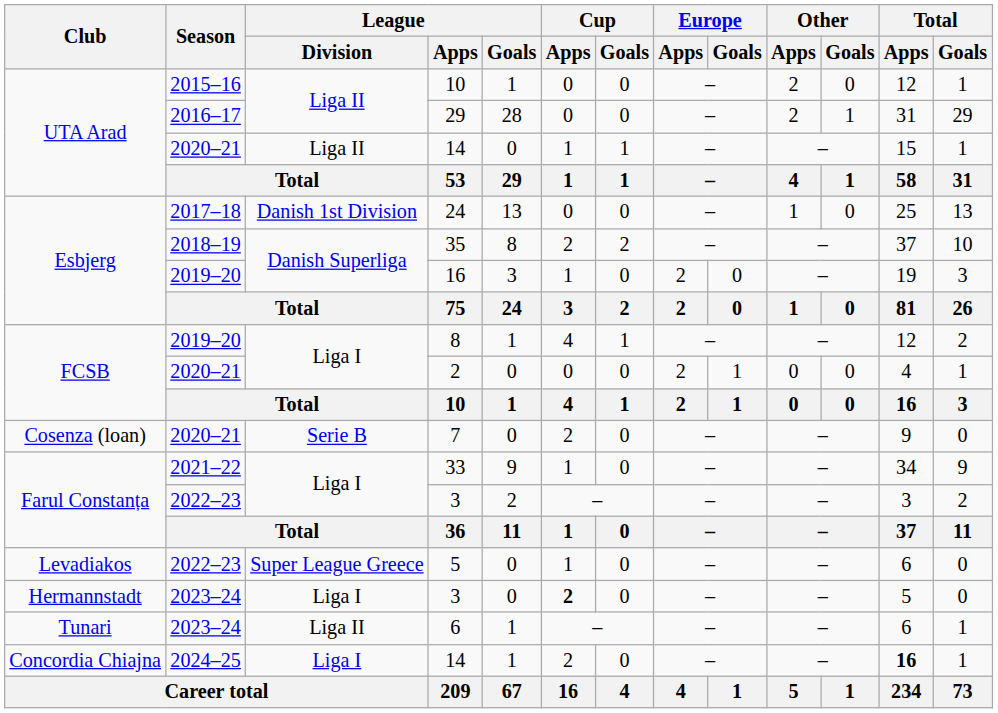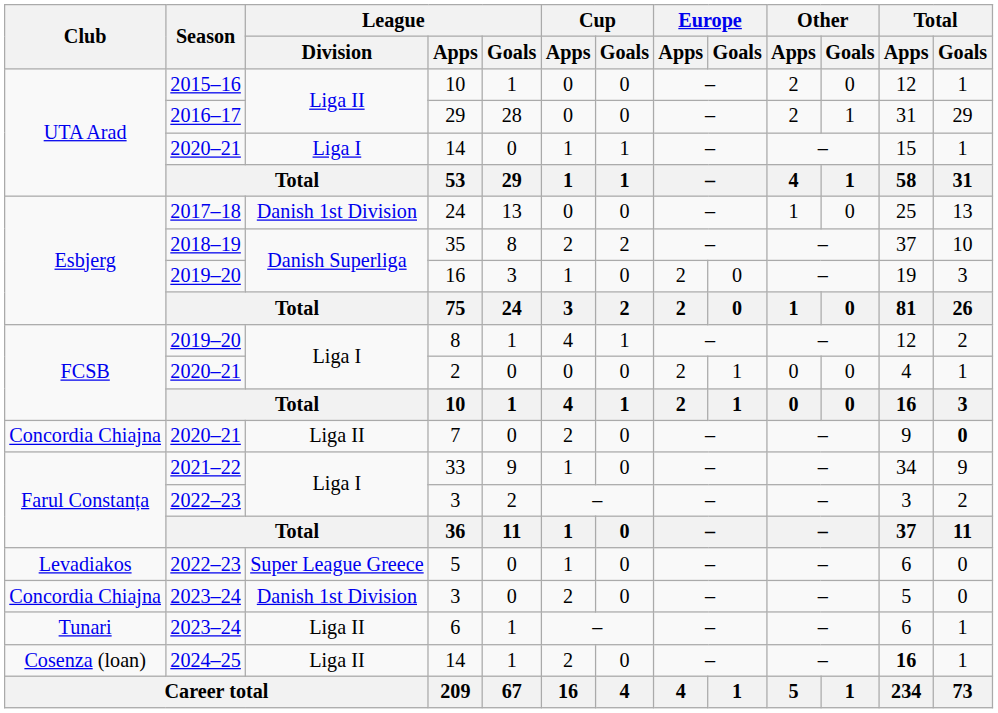(337, 148) Liga II -> (337, 148) Liga I
(85, 436) Cosenza (loan) -> (85, 436) Concordia Chiajna
(337, 436) Serie B -> (337, 436) Liga II
(963, 436) normal -> (963, 436) bold
(85, 595) Hermannstadt -> (85, 595) Concordia Chiajna
(337, 595) Liga I -> (337, 595) Danish 1st Division
(568, 595) bold -> (568, 595) normal
(85, 659) Concordia Chiajna -> (85, 659) Cosenza (loan)
(337, 659) Liga I -> (337, 659) Liga II
